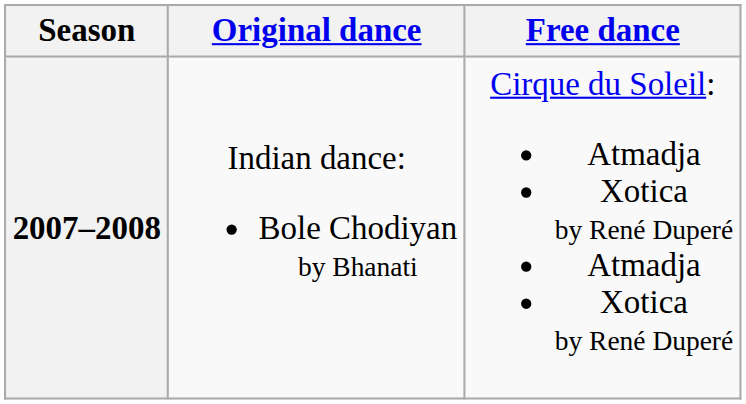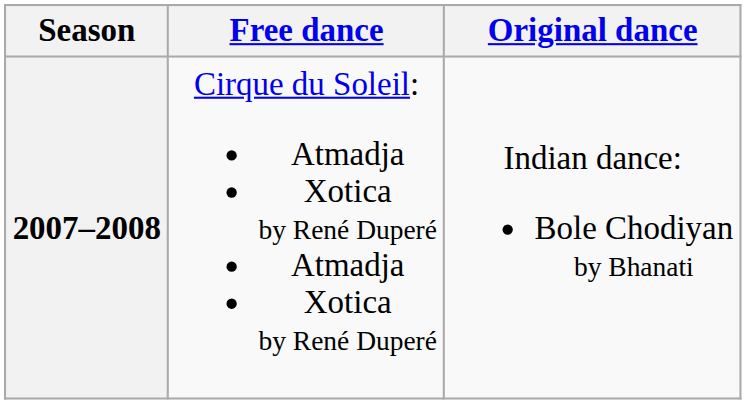columns swapped: (317, 30) <-> (603, 30)
